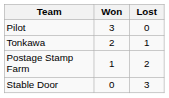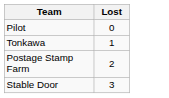- column: (112, 12)
